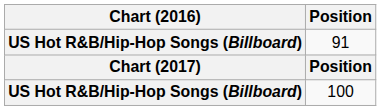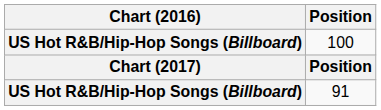rows swapped: (341, 42) <-> (341, 92)
